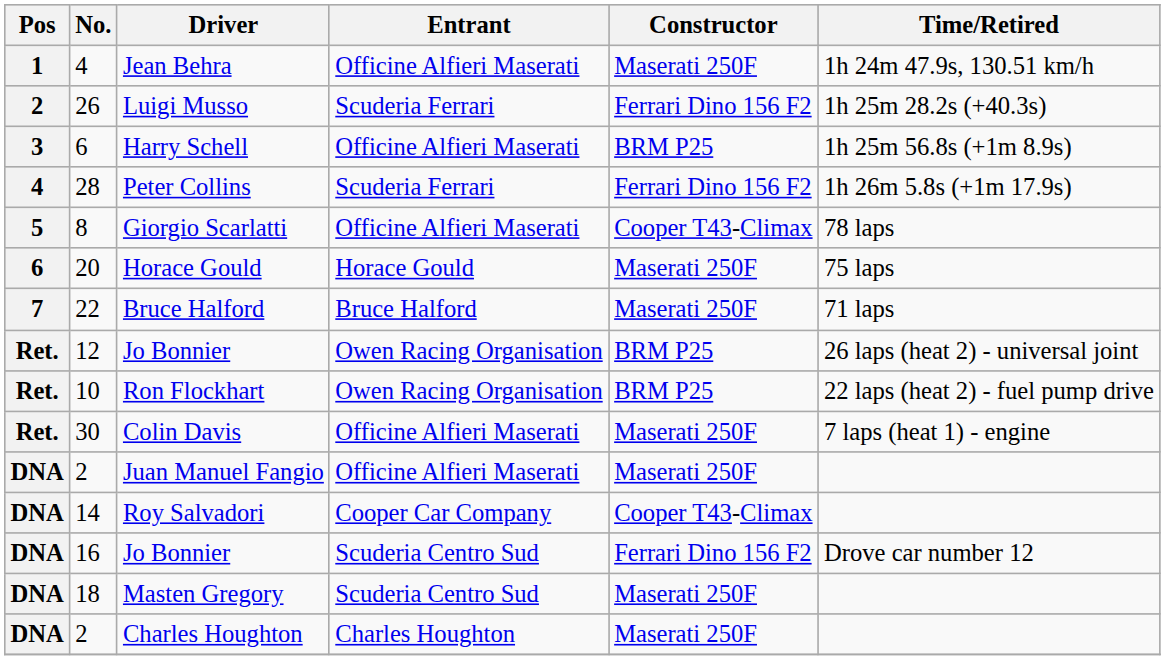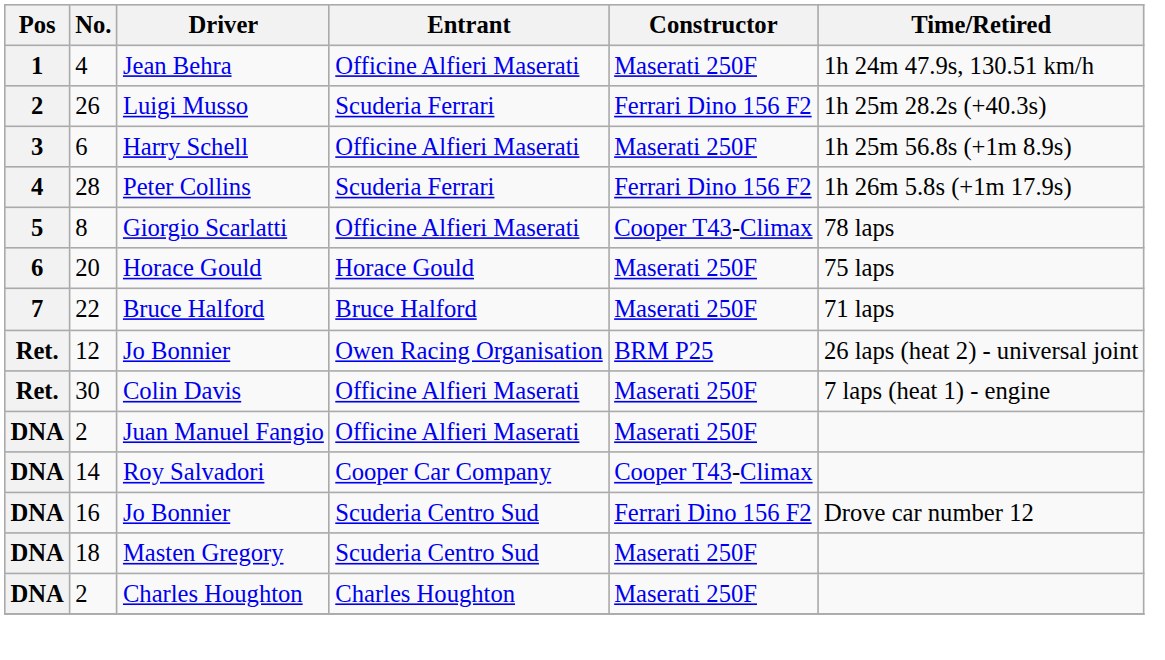(664, 146) BRM P25 -> (686, 146) Maserati 250F
- row: (88, 390)
